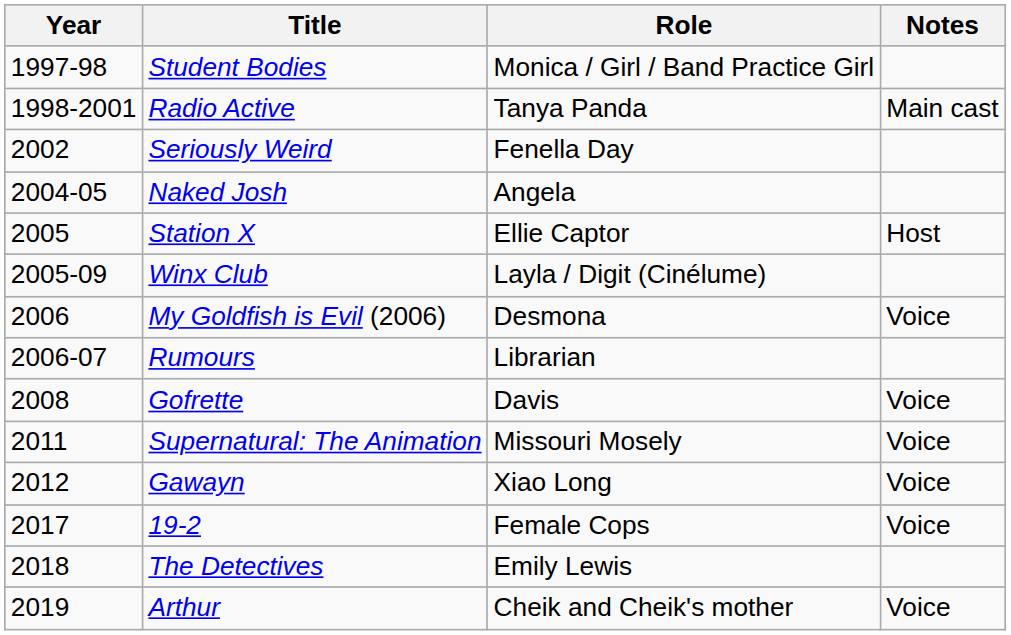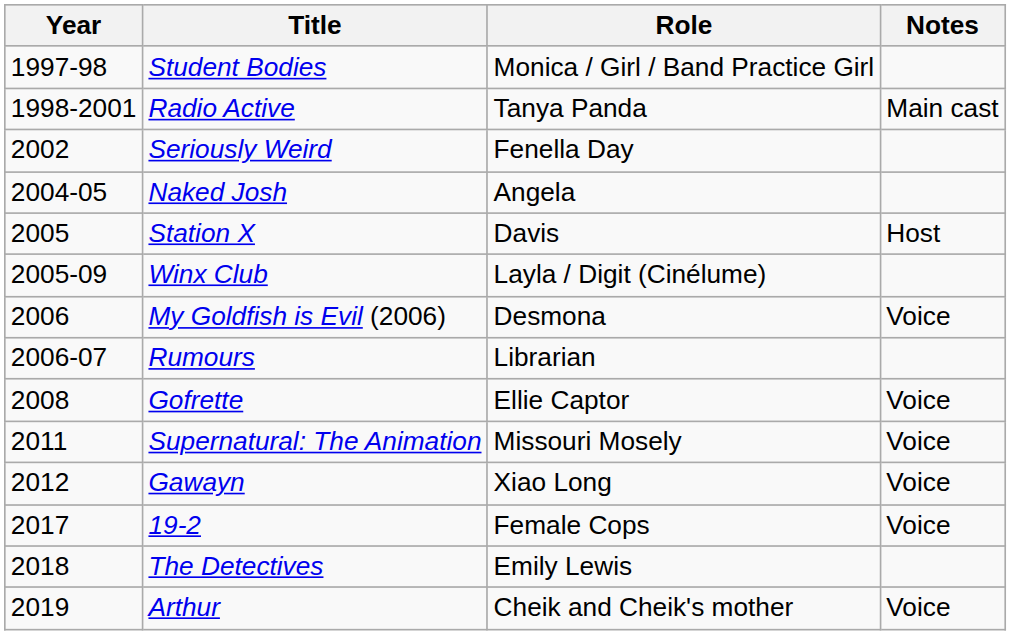(561, 233) Ellie Captor -> (526, 233) Davis
(526, 399) Davis -> (561, 399) Ellie Captor
